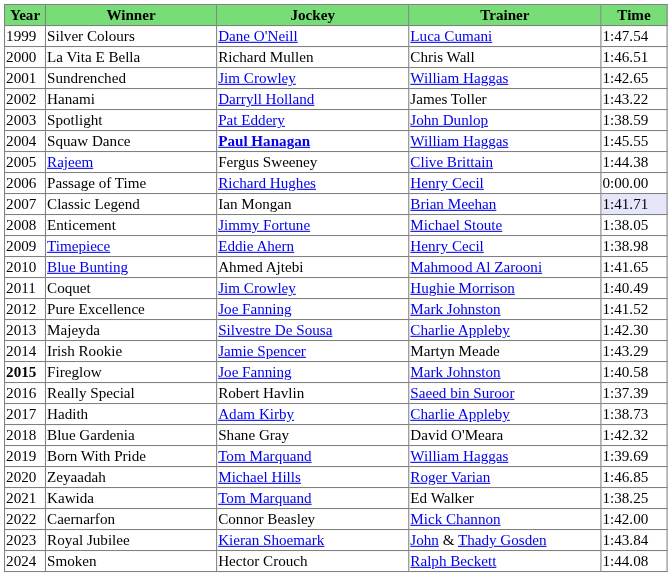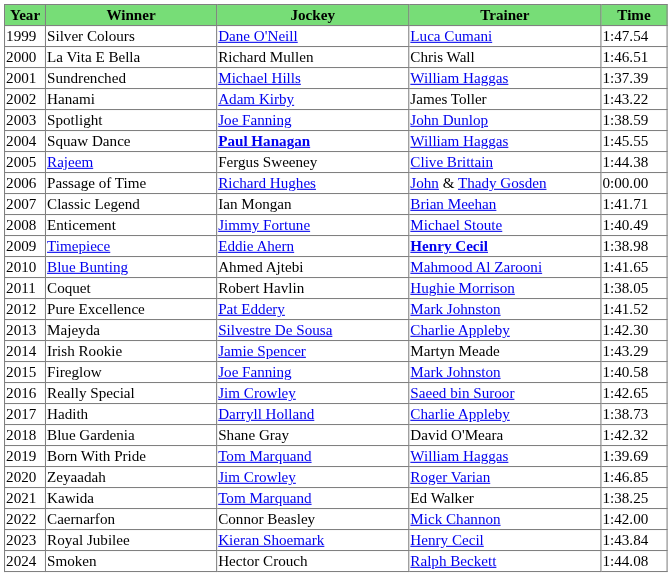(257, 77) Jim Crowley -> (260, 77) Michael Hills
(625, 77) 1:42.65 -> (625, 77) 1:37.39
(266, 98) Darryll Holland -> (256, 98) Adam Kirby
(252, 119) Pat Eddery -> (255, 119) Joe Fanning
(447, 182) Henry Cecil -> (478, 182) John & Thady Gosden
(625, 203) lavender background -> (625, 203) no background
(625, 224) 1:38.05 -> (625, 224) 1:40.49
(447, 245) normal -> (449, 245) bold
(257, 287) Jim Crowley -> (261, 287) Robert Havlin
(625, 287) 1:40.49 -> (625, 287) 1:38.05
(255, 308) Joe Fanning -> (252, 308) Pat Eddery
(21, 371) bold -> (21, 371) normal
(261, 392) Robert Havlin -> (257, 392) Jim Crowley
(625, 392) 1:37.39 -> (625, 392) 1:42.65
(256, 413) Adam Kirby -> (266, 413) Darryll Holland
(260, 476) Michael Hills -> (257, 476) Jim Crowley
(478, 539) John & Thady Gosden -> (447, 539) Henry Cecil
